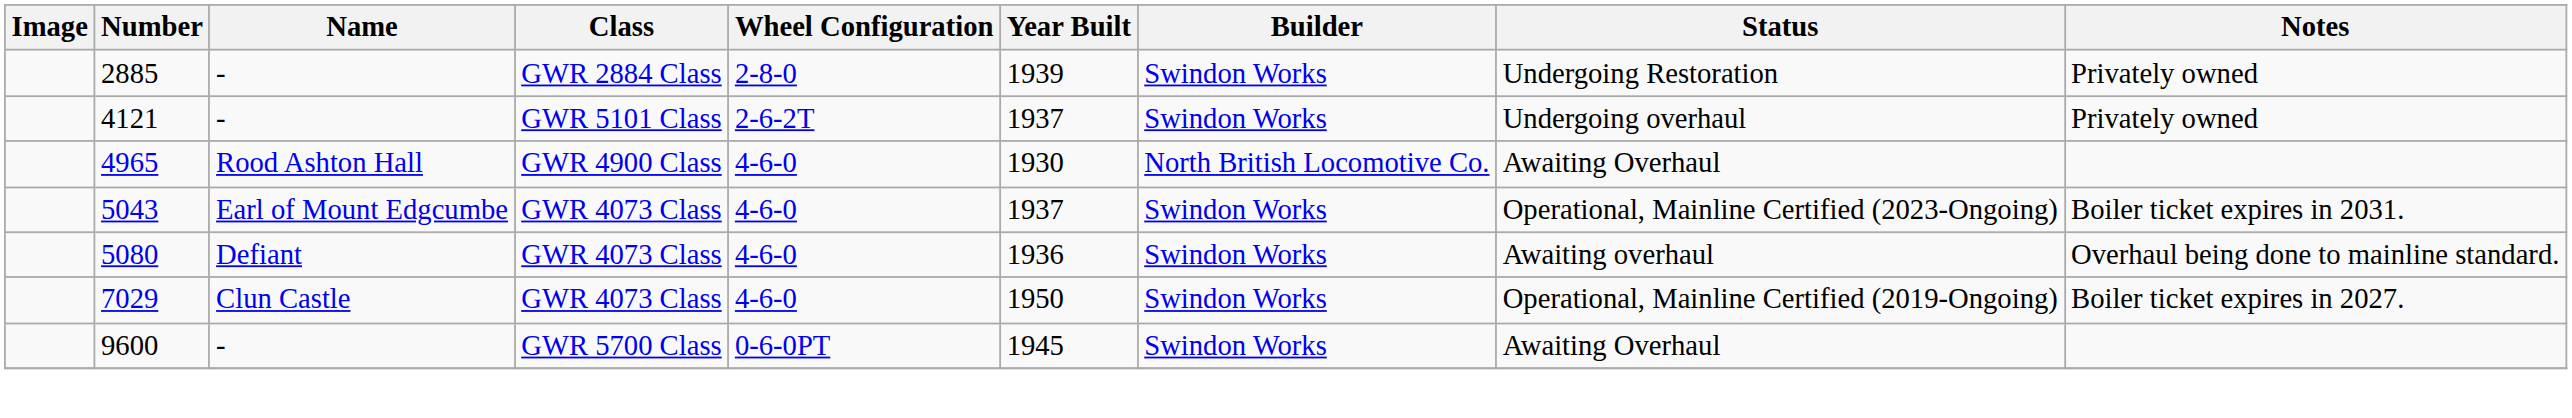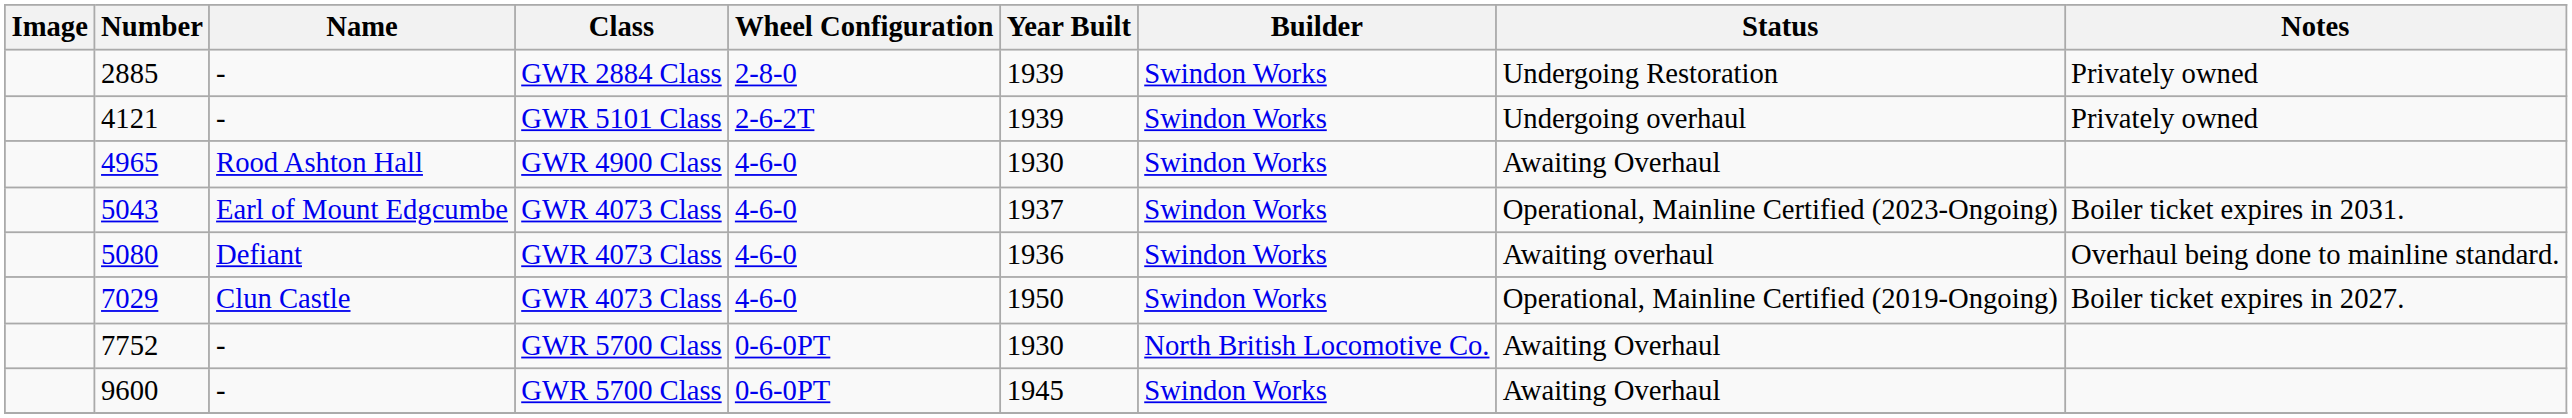(1035, 118) 1937 -> (1035, 118) 1939
(1317, 163) North British Locomotive Co. -> (1236, 163) Swindon Works
+ row: (130, 345)
